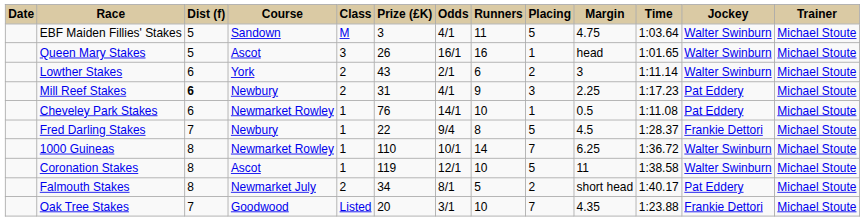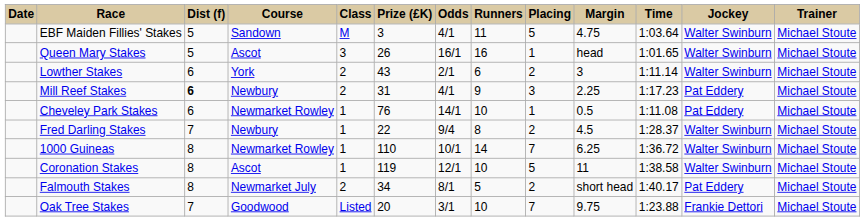(532, 130) 5 -> (532, 130) 2
(724, 130) Frankie Dettori -> (728, 130) Walter Swinburn
(588, 206) 4.35 -> (588, 206) 9.75
